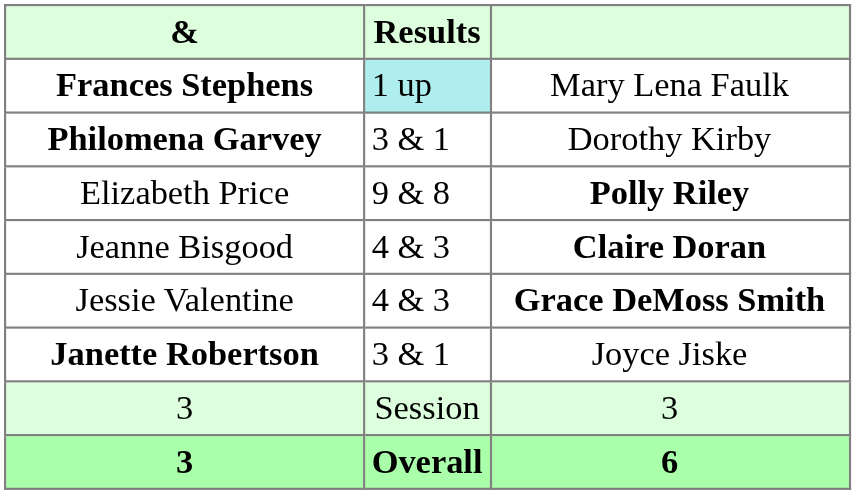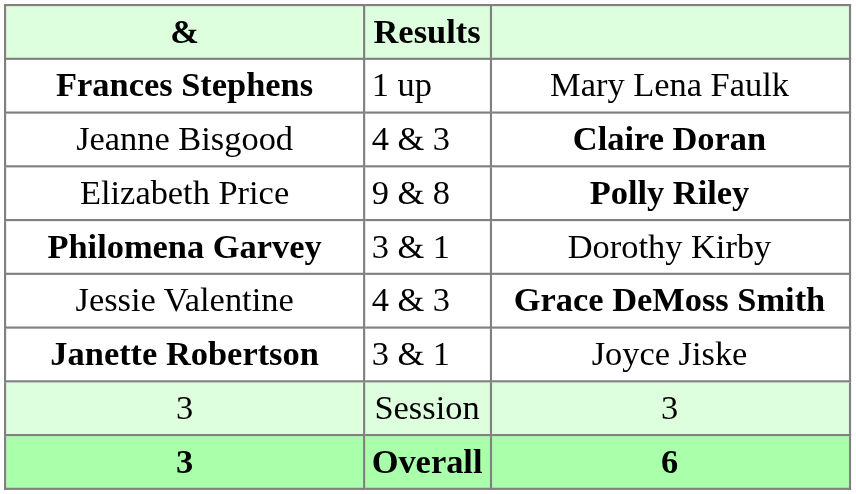(402, 85) paleturquoise background -> (402, 85) no background
rows swapped: (185, 246) <-> (185, 138)
